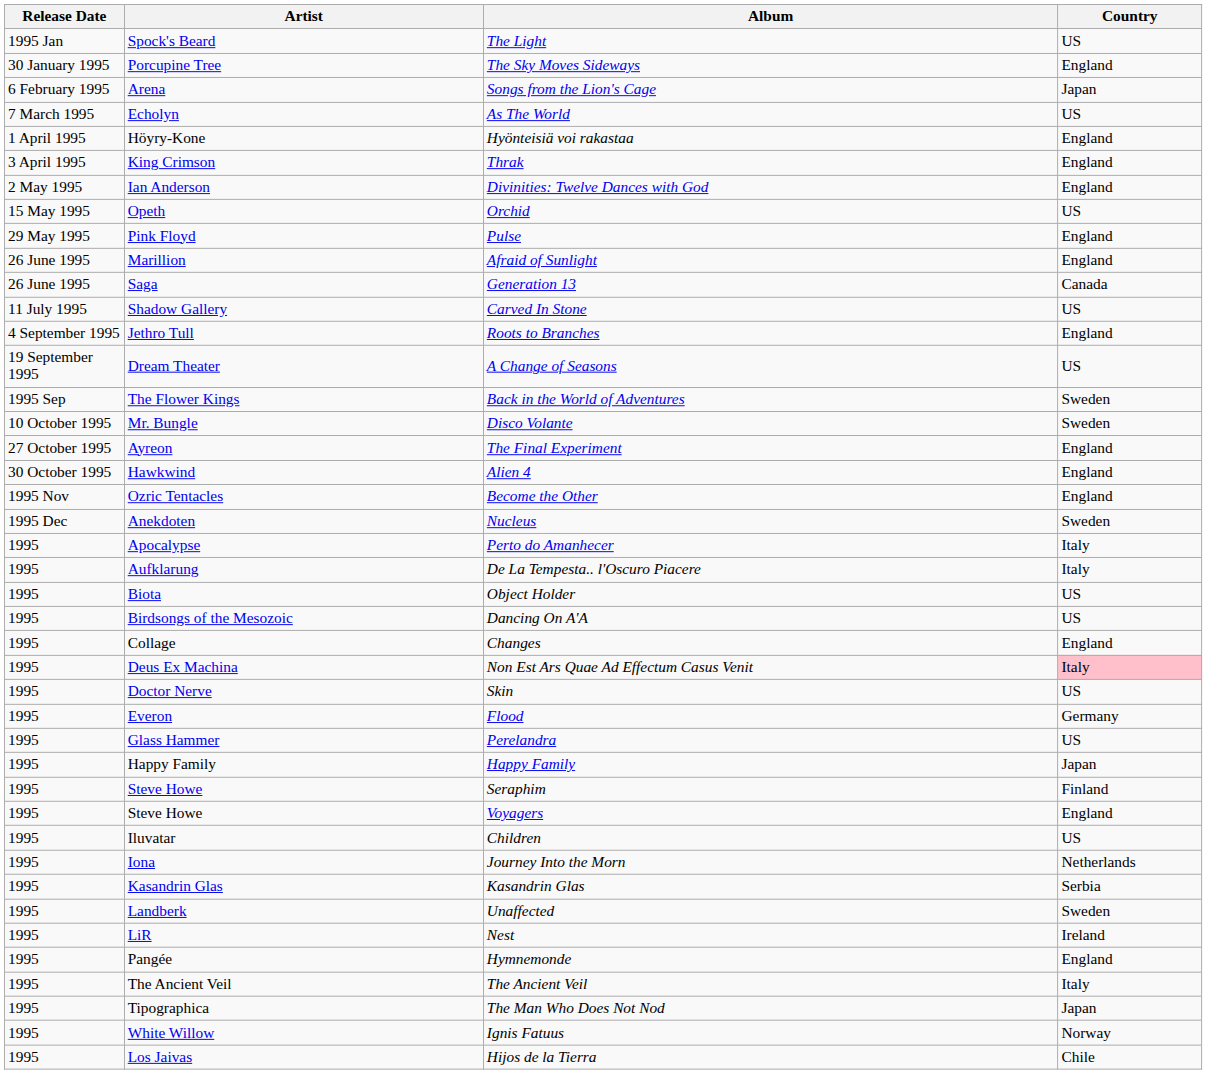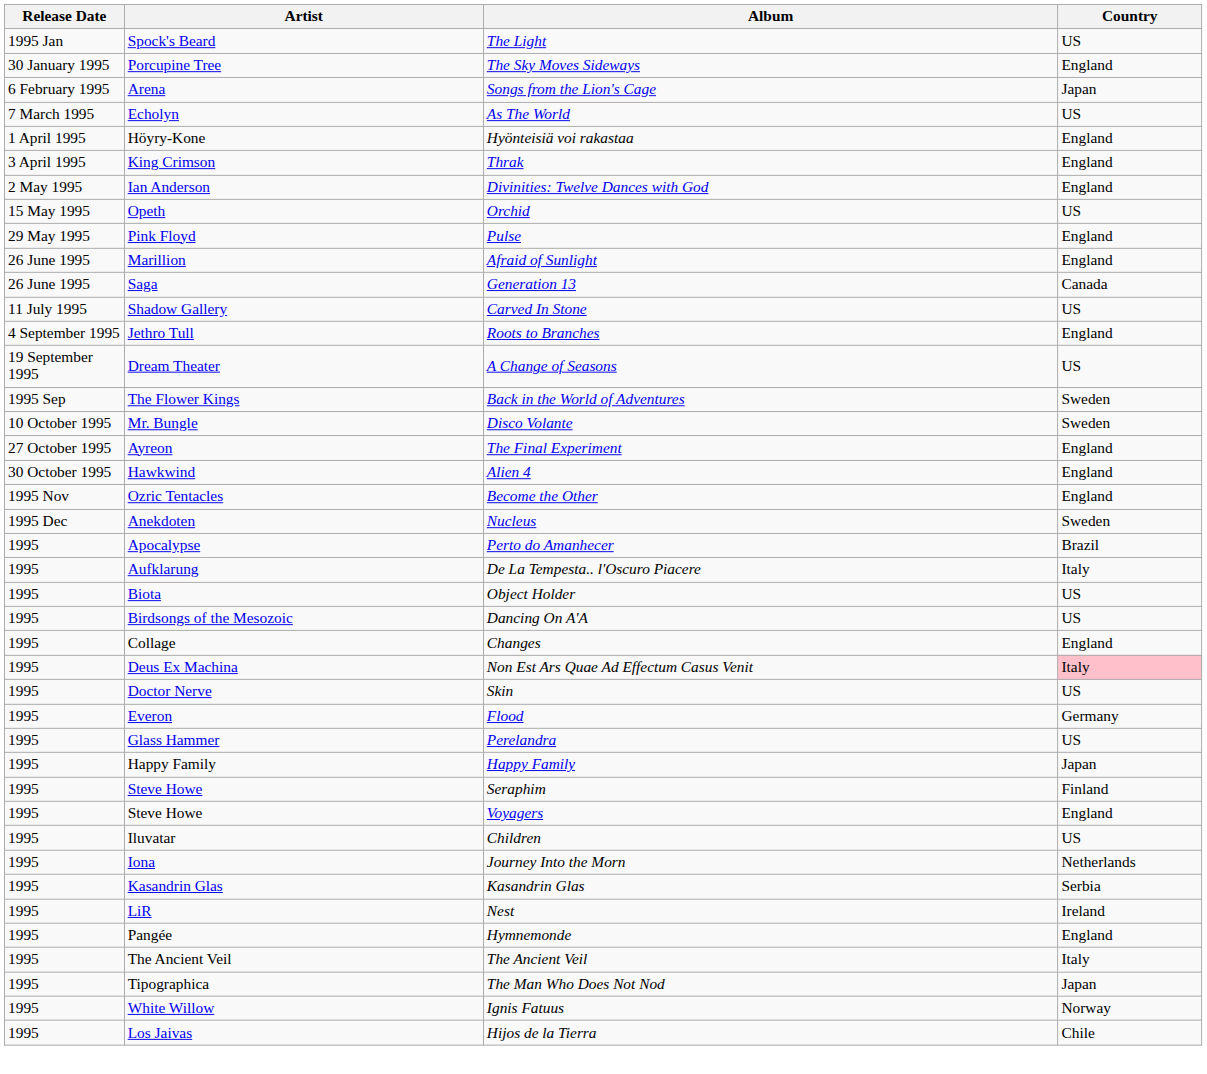(1076, 545) Italy -> (1080, 545) Brazil
- row: (521, 910)
